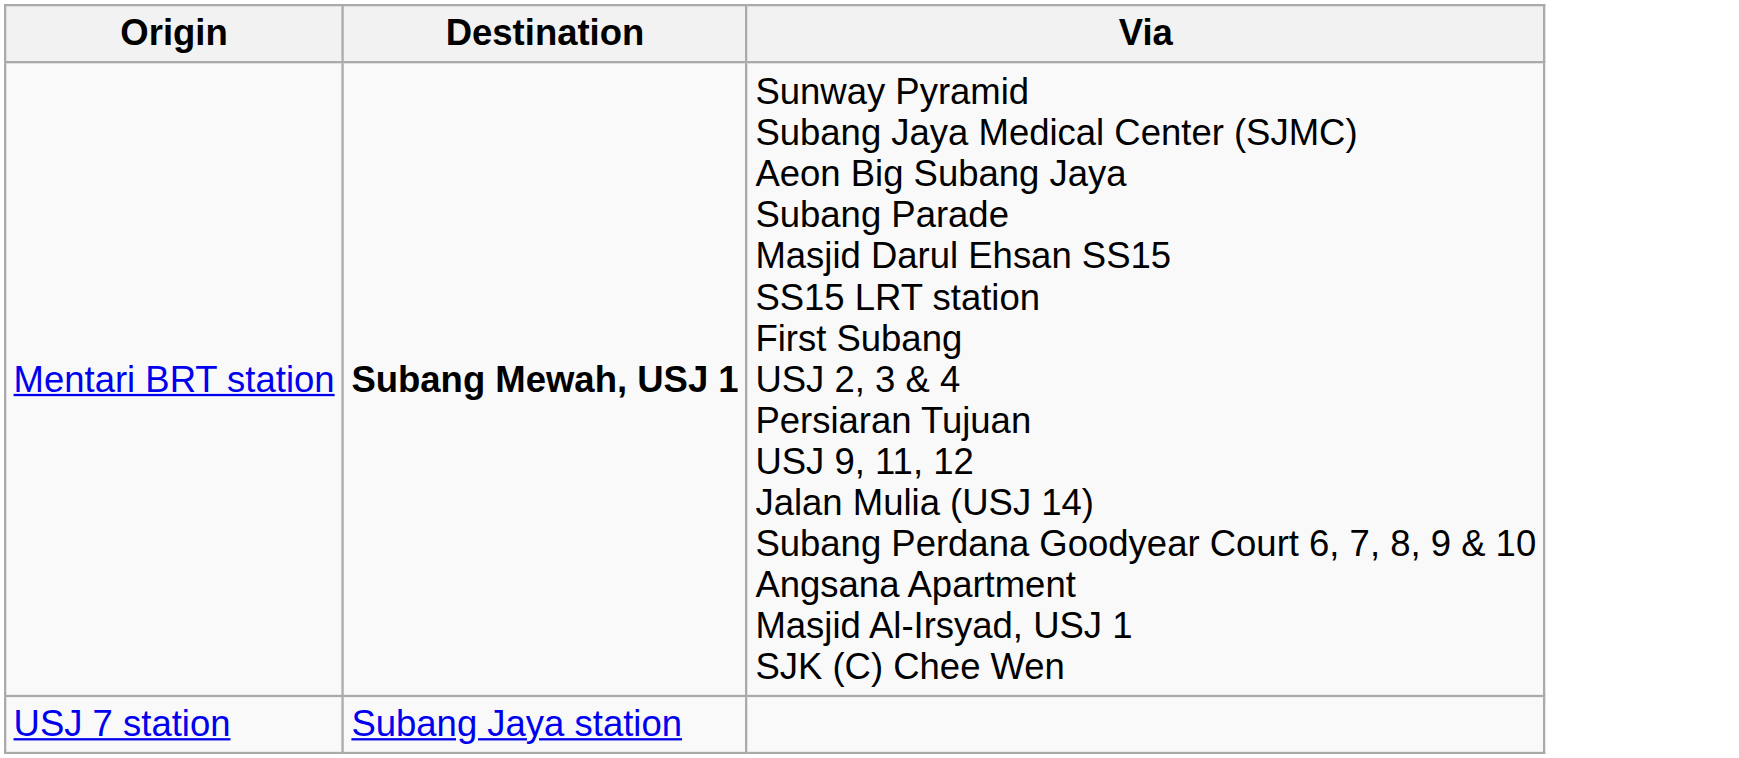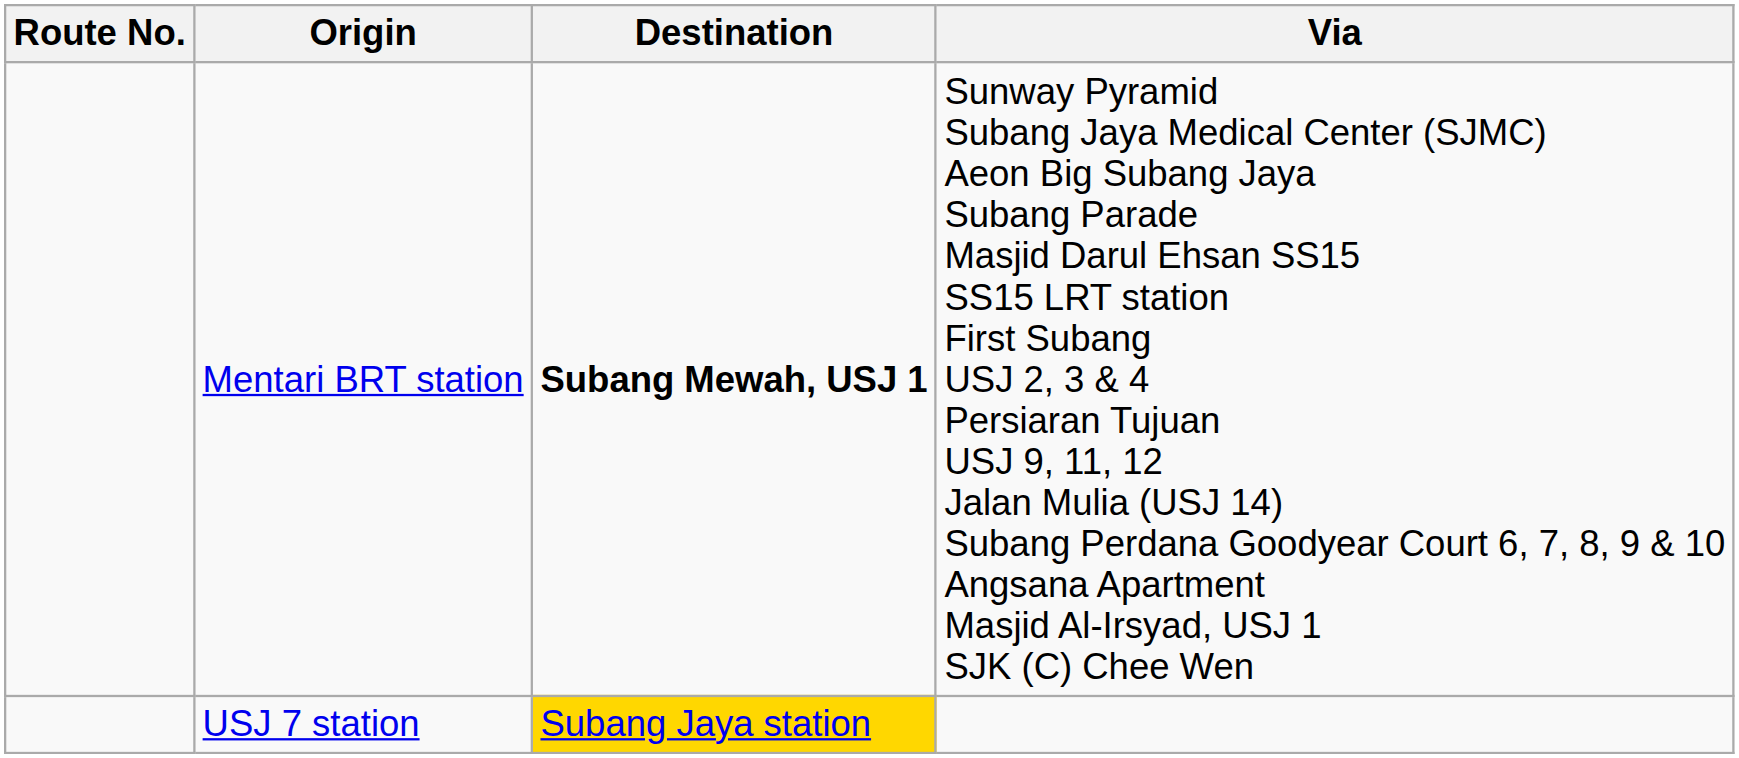+ column: (100, 33)
(517, 723) no background -> (706, 723) gold background
